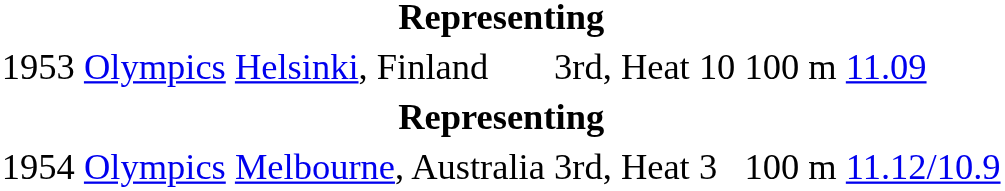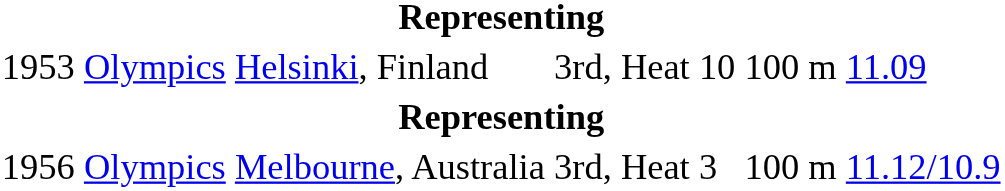(38, 167) 1954 -> (38, 167) 1956
